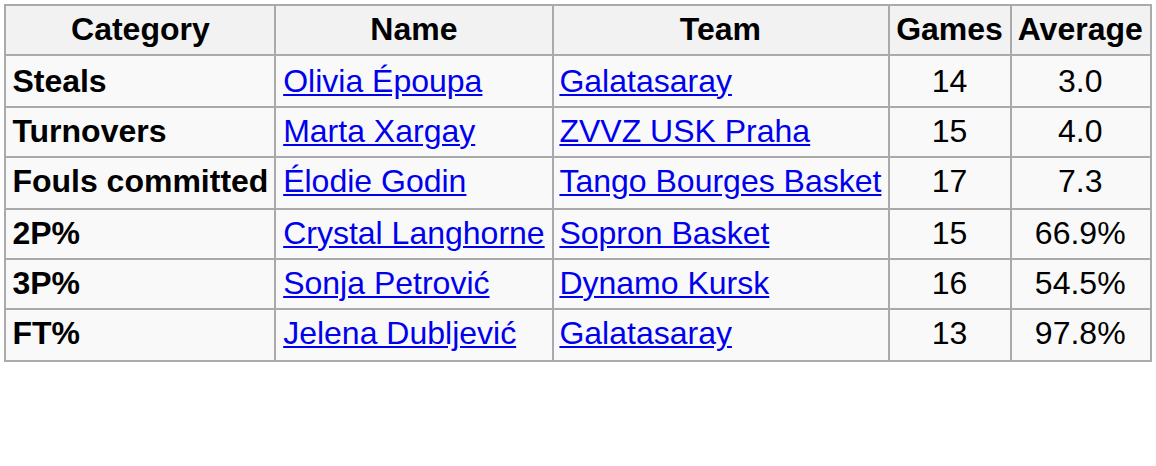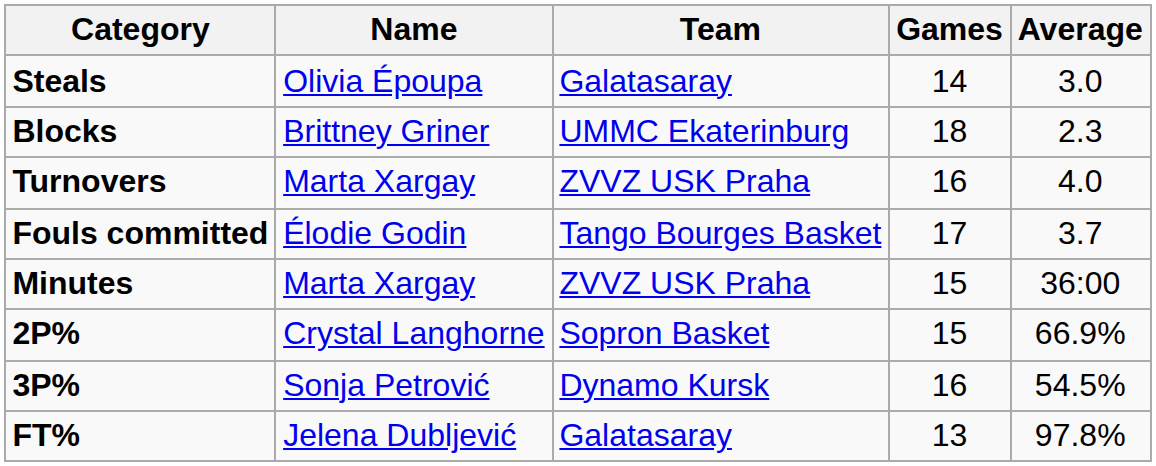+ row: (65, 131)
(950, 131) 15 -> (950, 182) 16
(1080, 182) 7.3 -> (1080, 232) 3.7
+ row: (73, 283)
